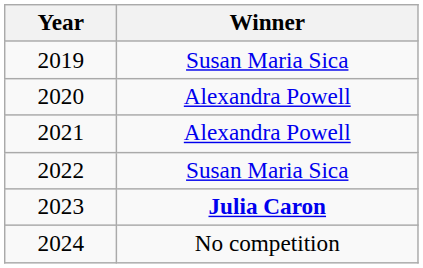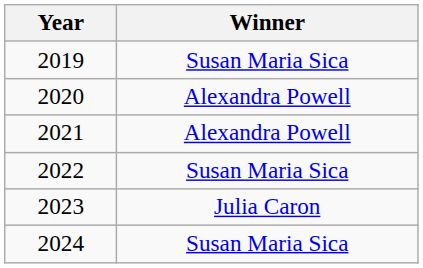(267, 206) bold -> (267, 206) normal
(267, 243) No competition -> (267, 243) Susan Maria Sica
